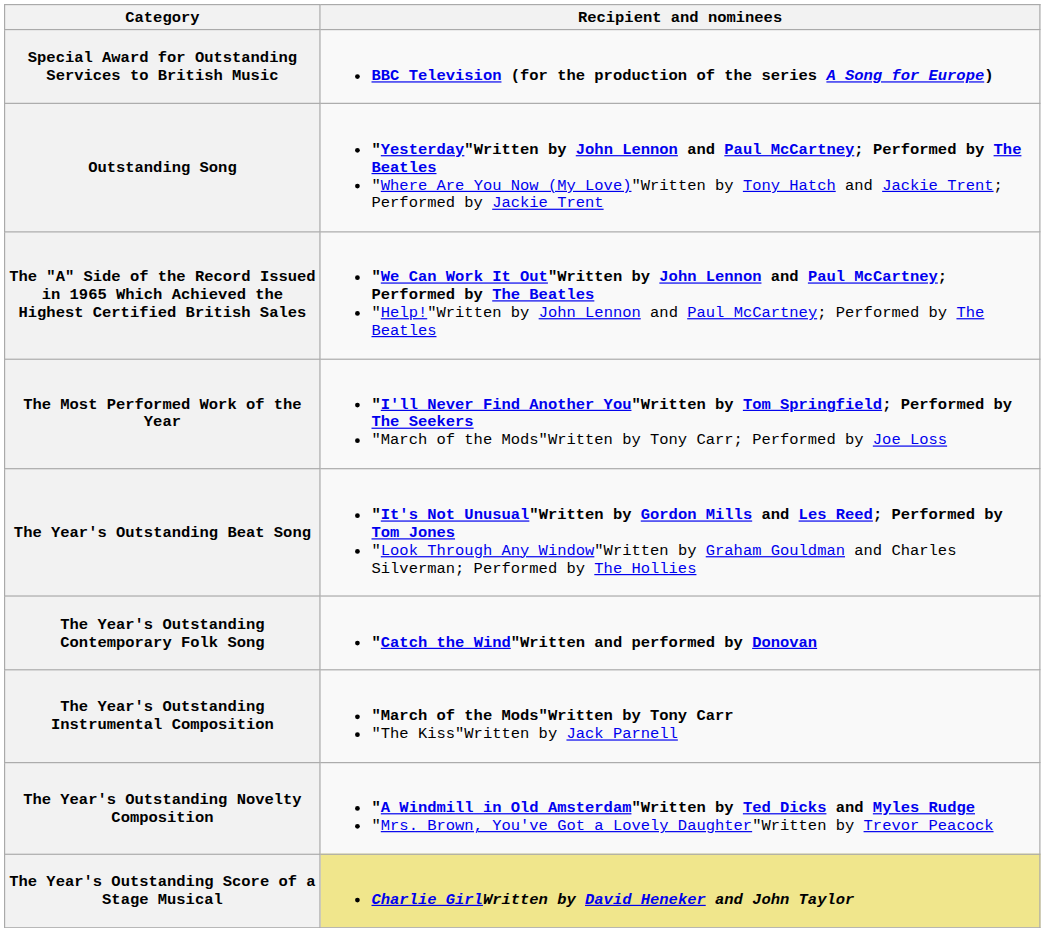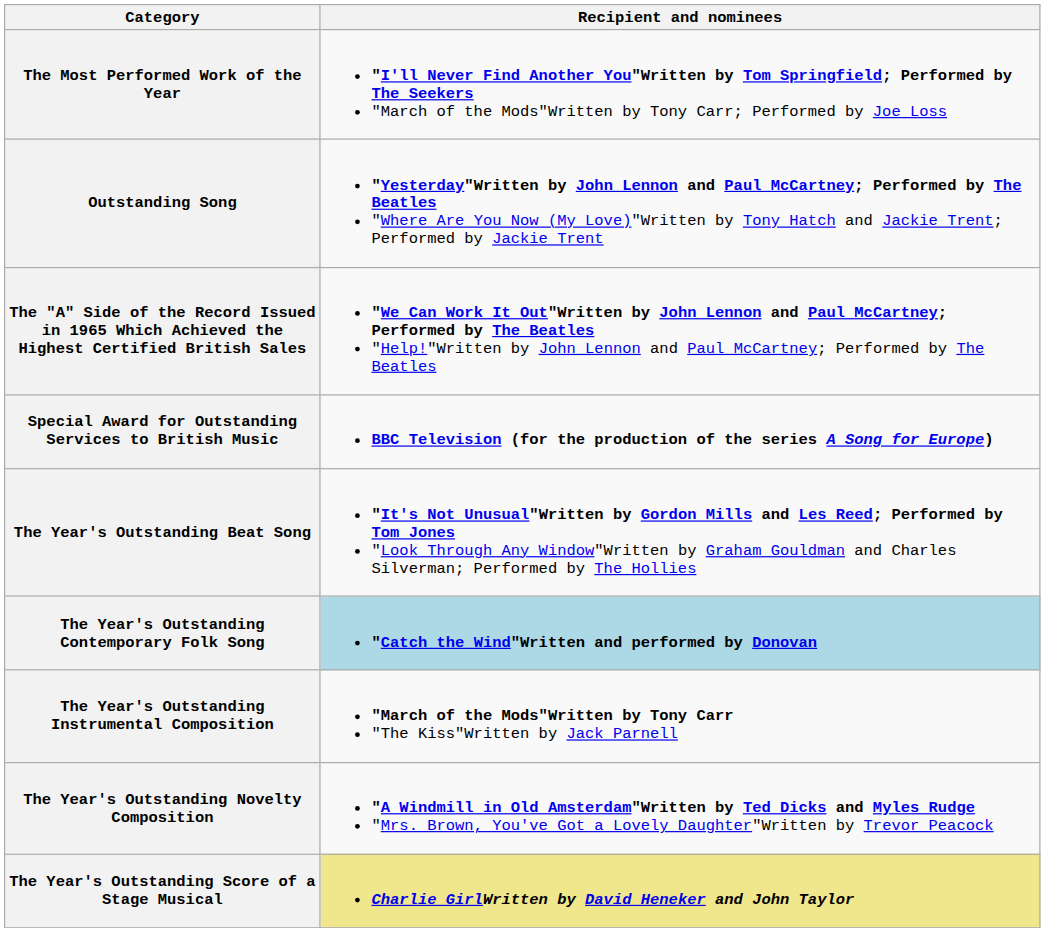rows swapped: (162, 67) <-> (162, 414)
(680, 642) no background -> (680, 642) lightblue background
